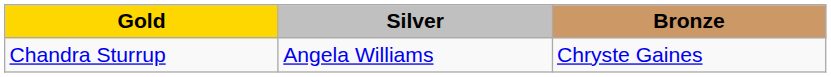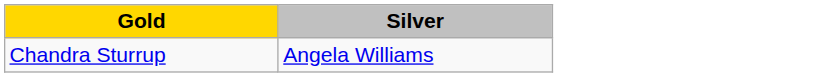- column: (689, 21)
